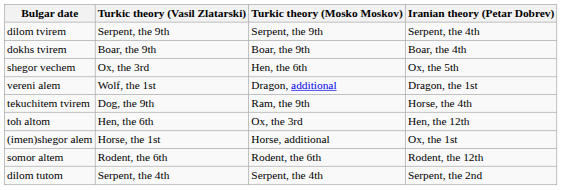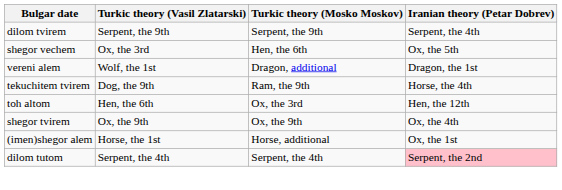- row: (37, 49)
+ row: (38, 121)
- row: (35, 157)
(445, 175) no background -> (445, 157) pink background
